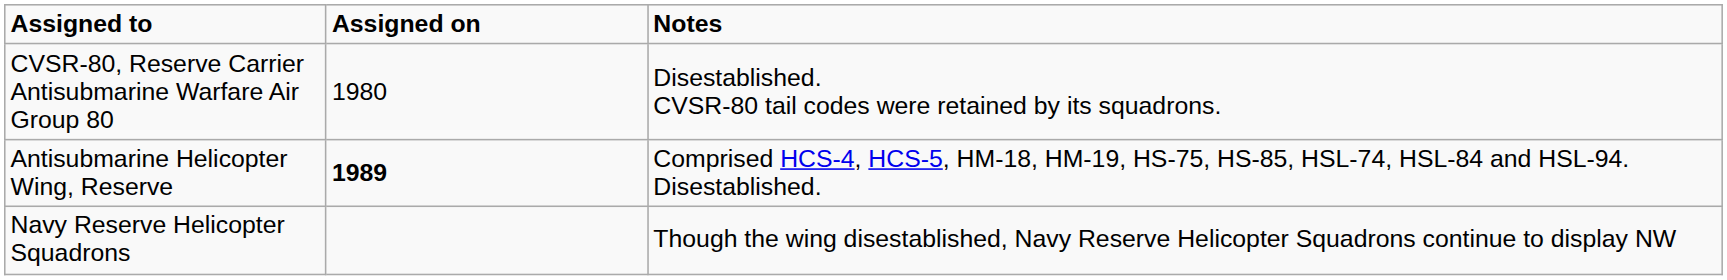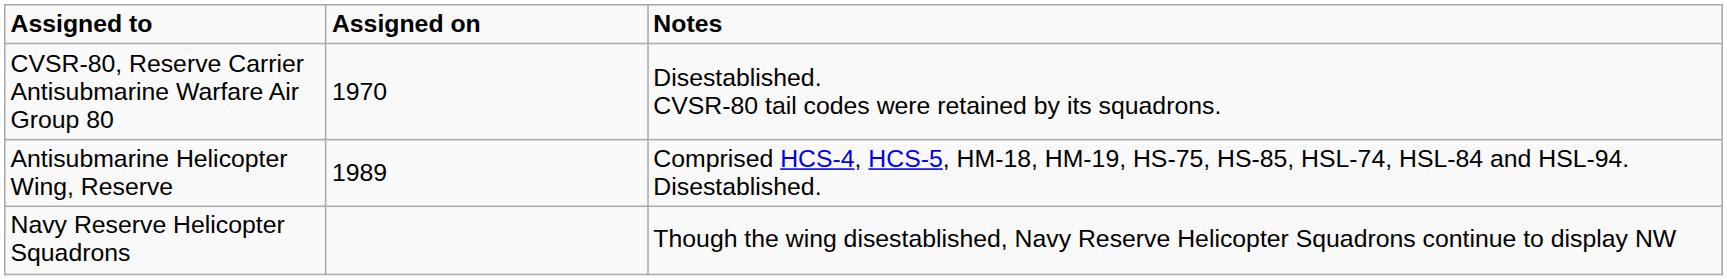(360, 91) 1980 -> (360, 91) 1970
(360, 172) bold -> (360, 172) normal
